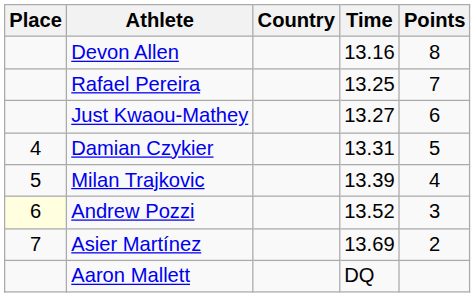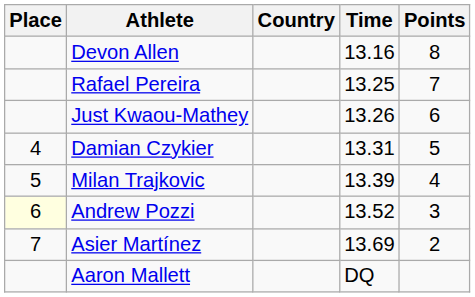(369, 116) 13.27 -> (369, 116) 13.26
